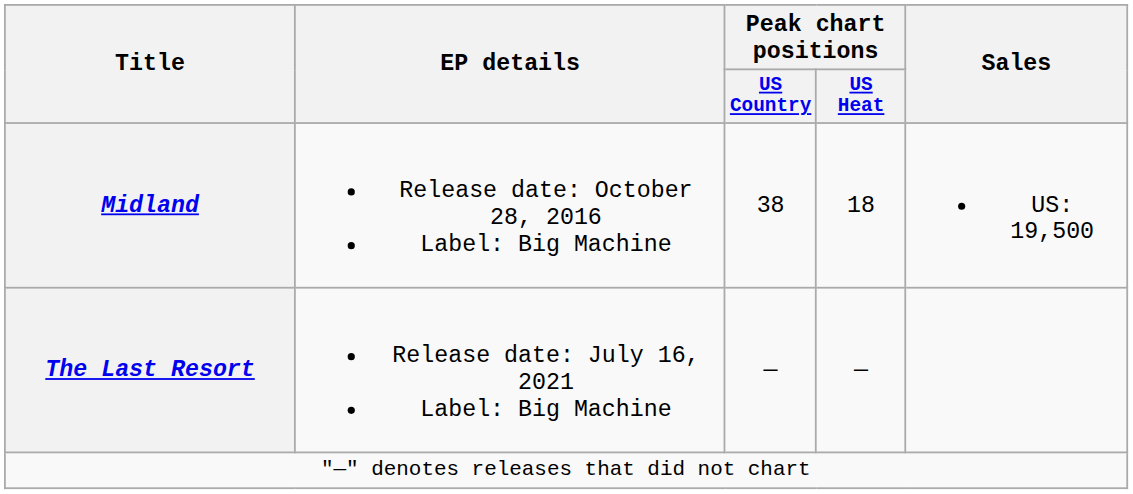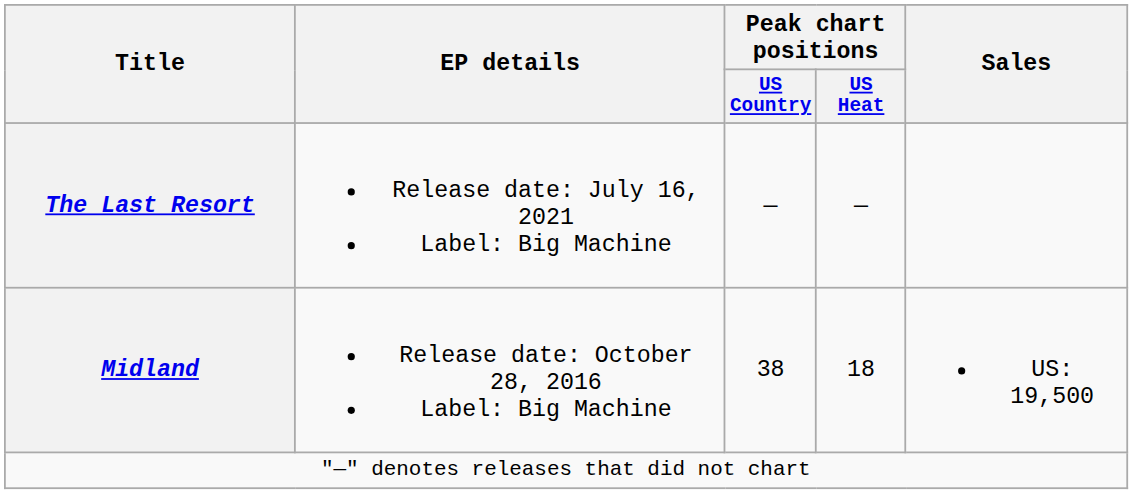rows swapped: (150, 205) <-> (150, 370)
